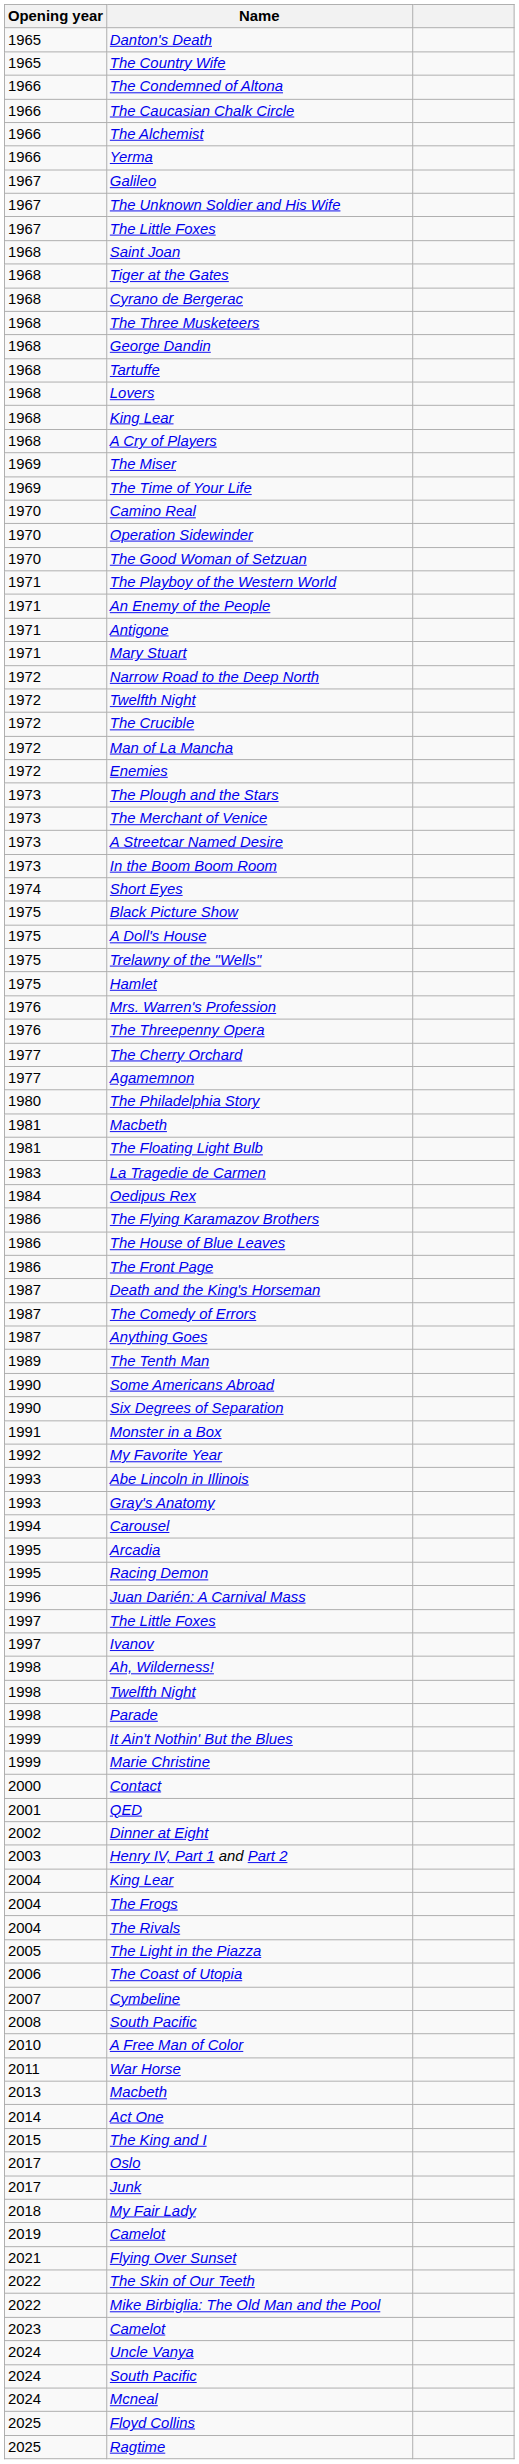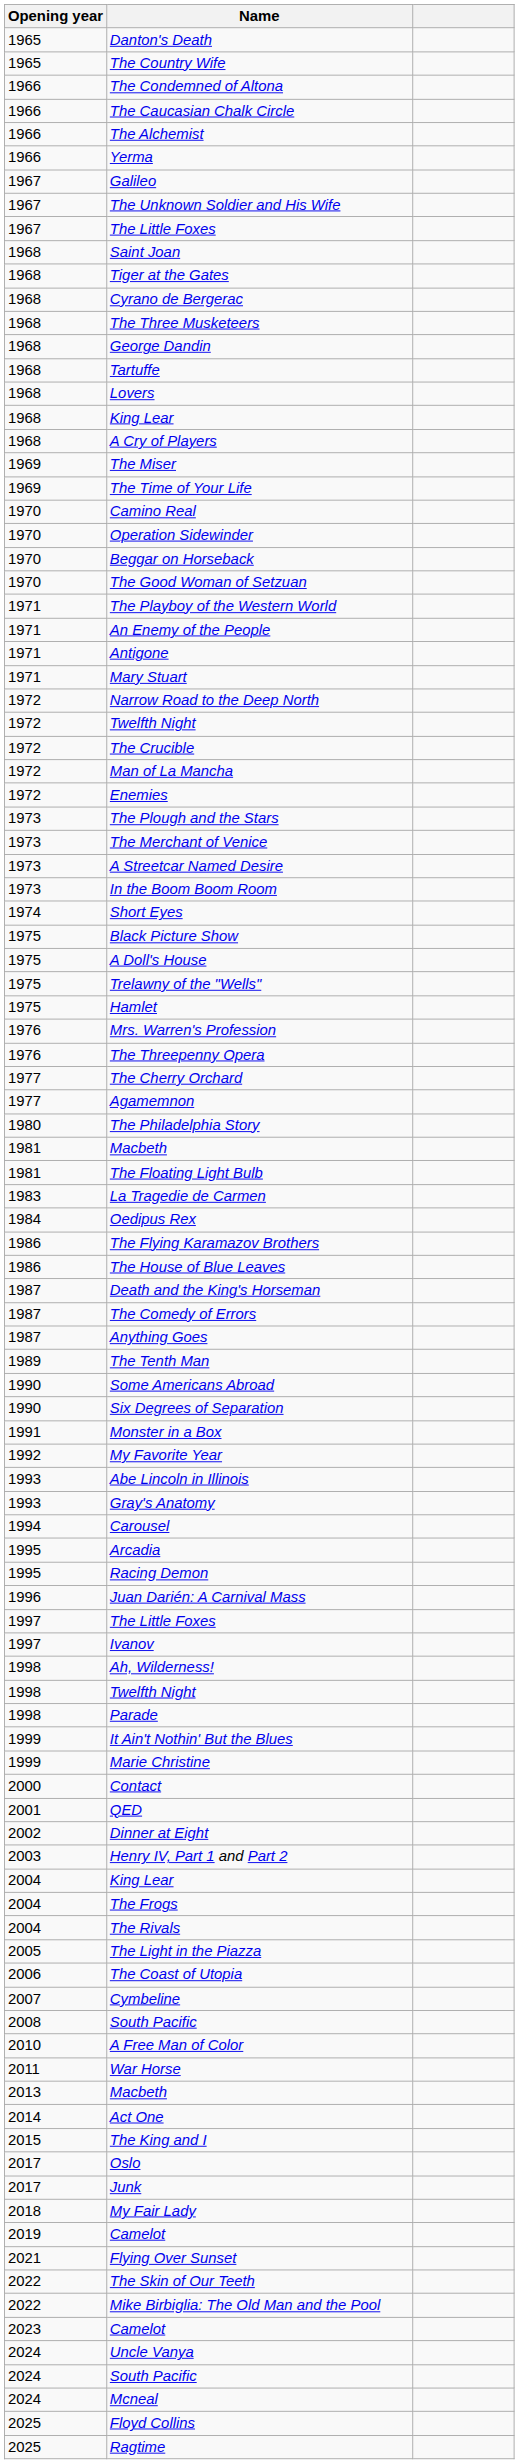+ row: (24, 559)
- row: (24, 1267)
